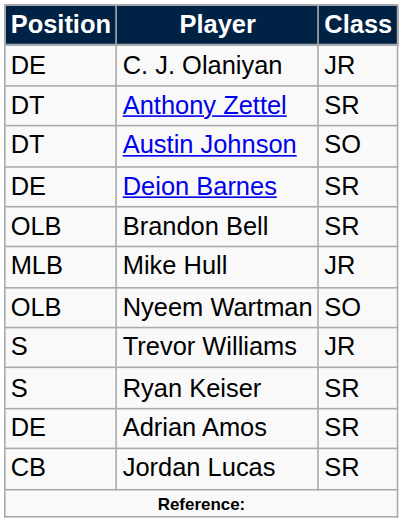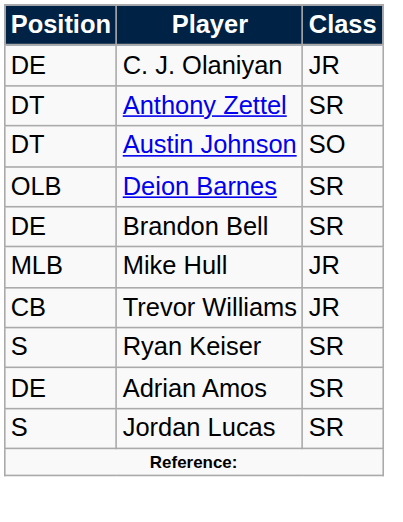(28, 186) DE -> (36, 186) OLB
(36, 226) OLB -> (28, 226) DE
- row: (218, 307)
(19, 347) S -> (28, 307) CB
(28, 468) CB -> (19, 428) S
